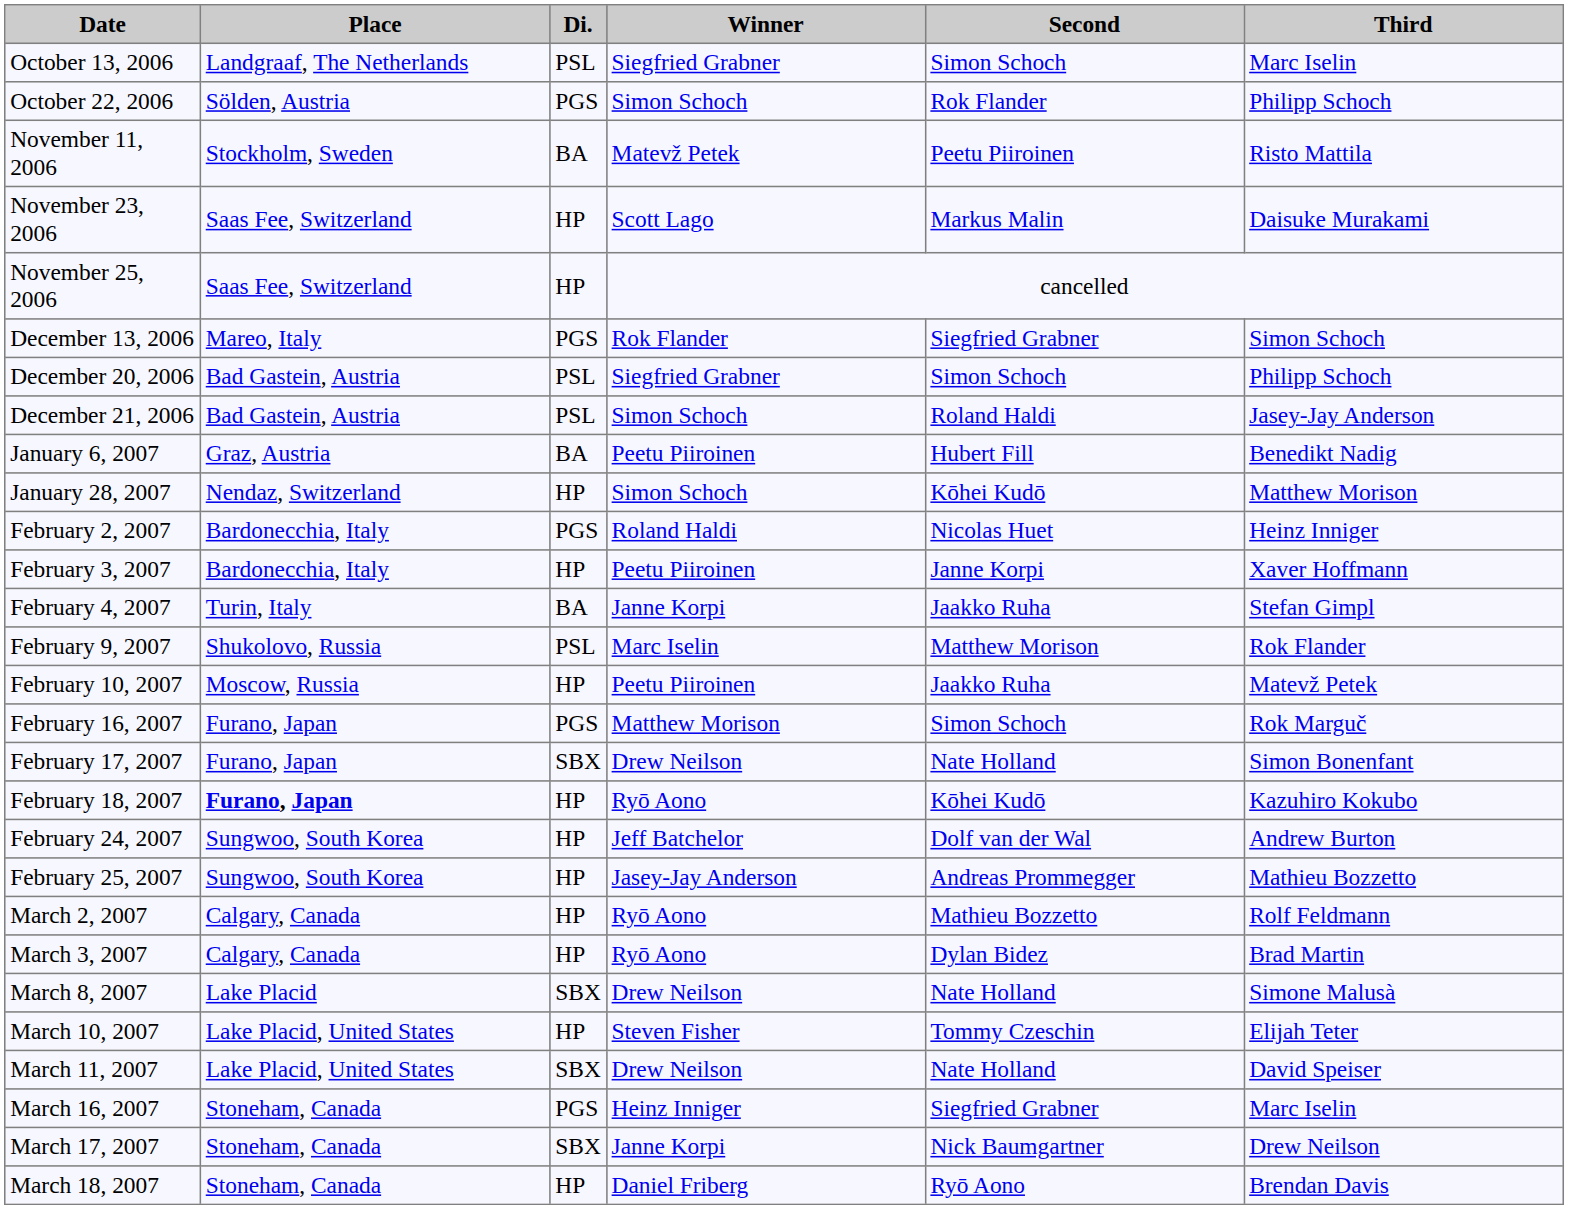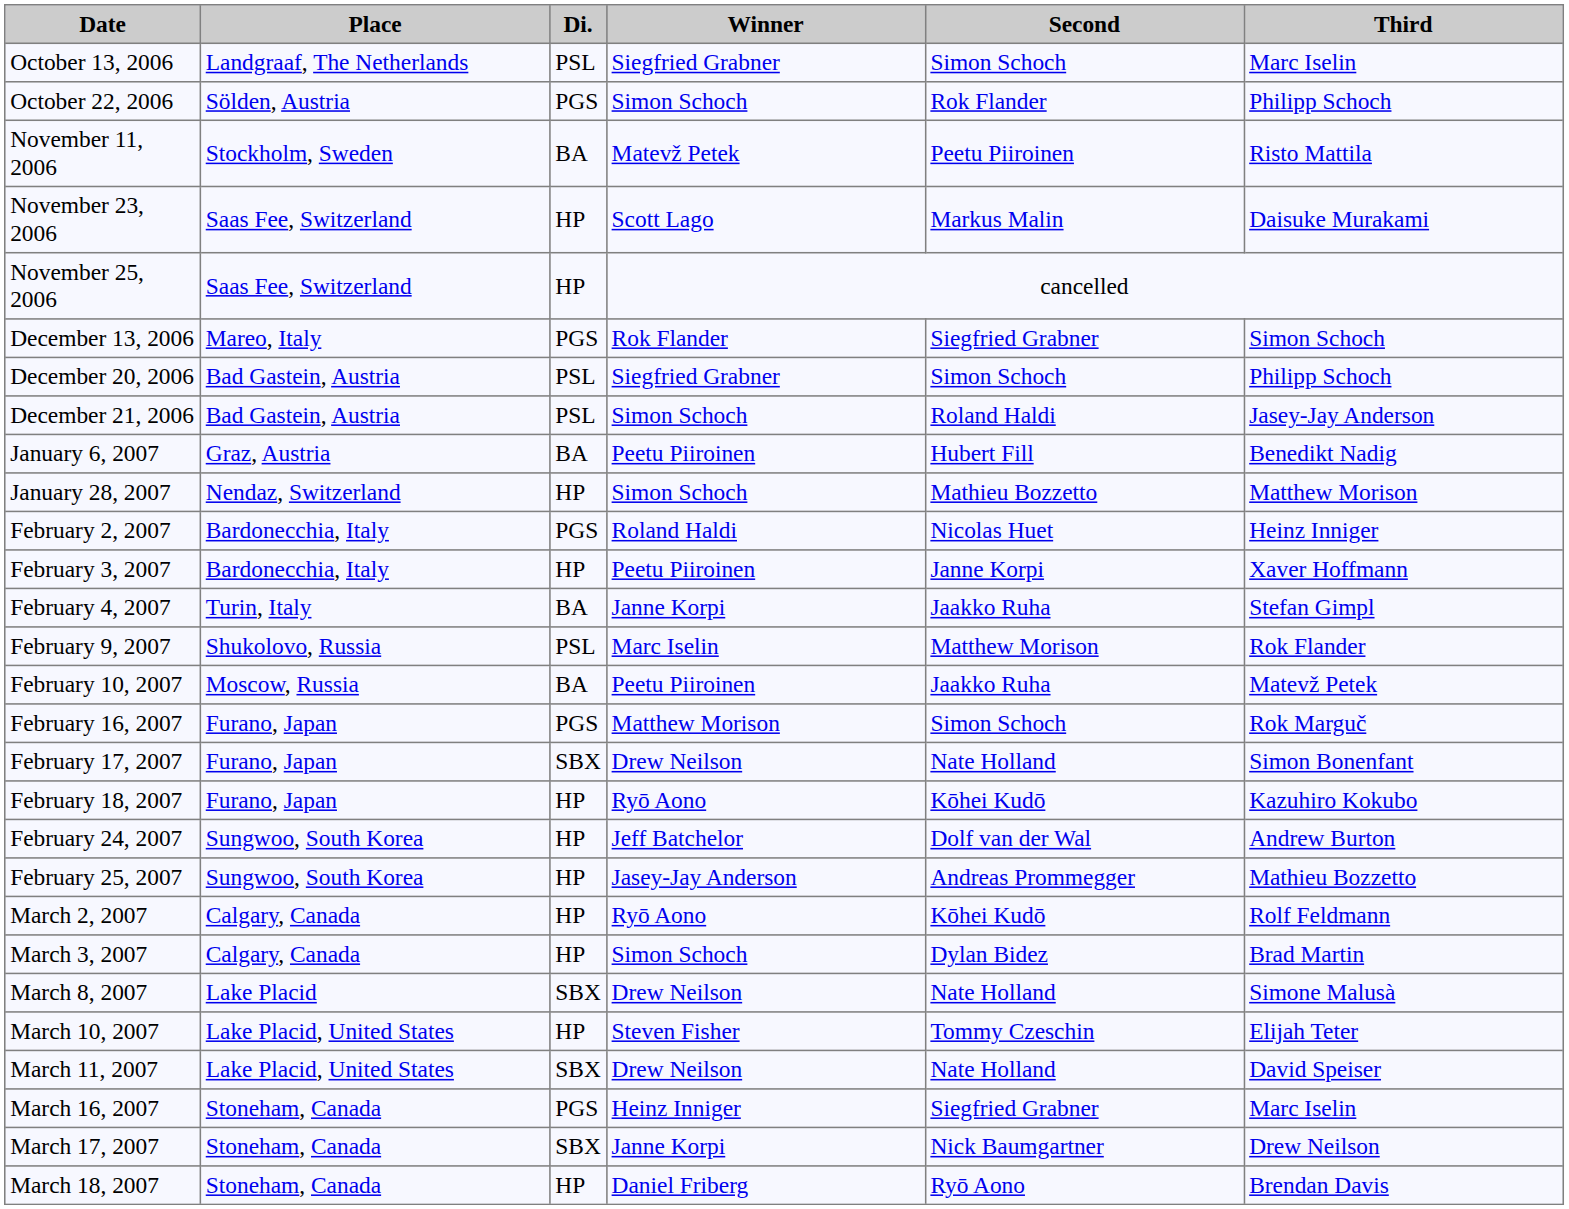(988, 491) Kōhei Kudō -> (1014, 491) Mathieu Bozzetto
(570, 684) HP -> (572, 684) BA
(279, 799) bold -> (271, 799) normal
(1014, 915) Mathieu Bozzetto -> (988, 915) Kōhei Kudō
(659, 953) Ryō Aono -> (680, 953) Simon Schoch
